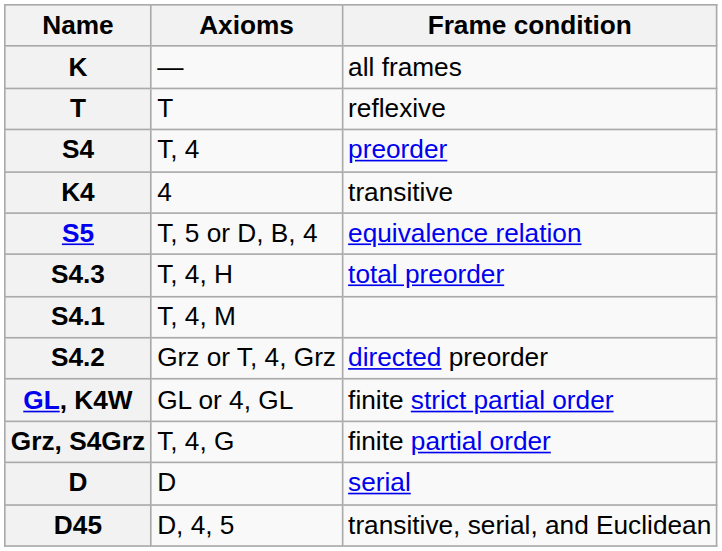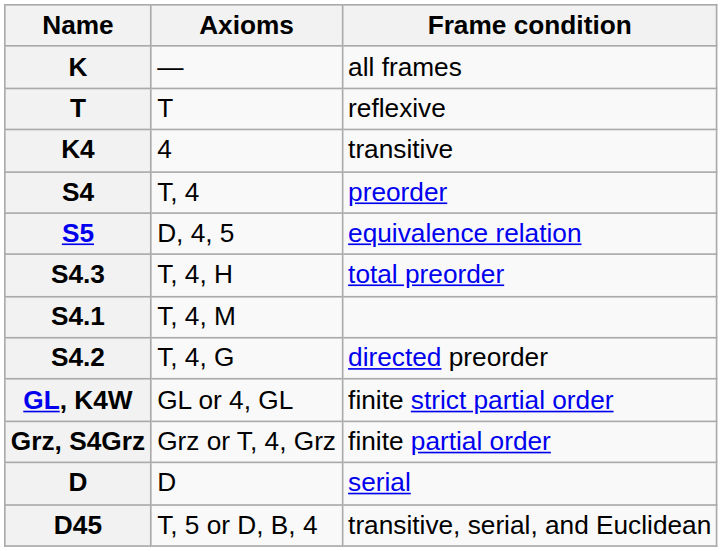rows swapped: (78, 191) <-> (78, 150)
(237, 233) T, 5 or D, B, 4 -> (196, 233) D, 4, 5
(247, 358) Grz or T, 4, Grz -> (196, 358) T, 4, G
(196, 441) T, 4, G -> (247, 441) Grz or T, 4, Grz
(196, 524) D, 4, 5 -> (237, 524) T, 5 or D, B, 4
